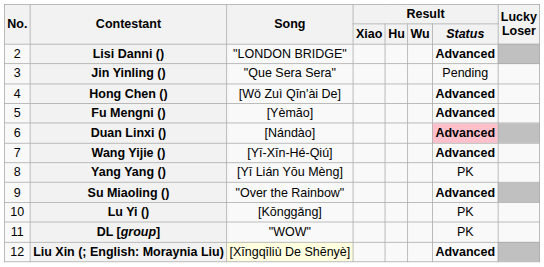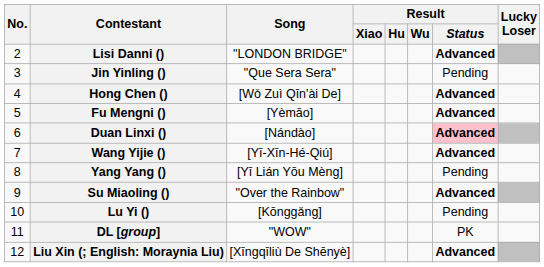(465, 172) PK -> (465, 172) Pending
(465, 212) PK -> (465, 212) Pending
(290, 251) lightyellow background -> (290, 251) no background
